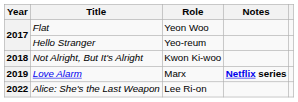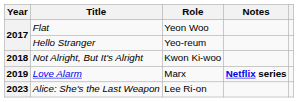(17, 89) 2022 -> (17, 89) 2023
